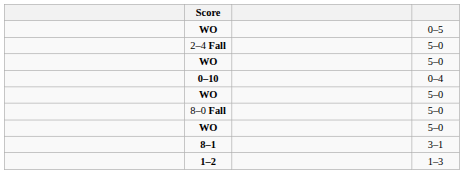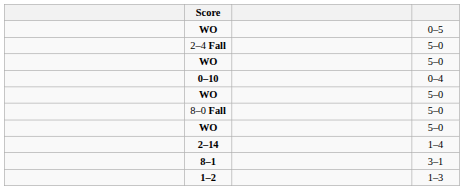+ row: (208, 144)
